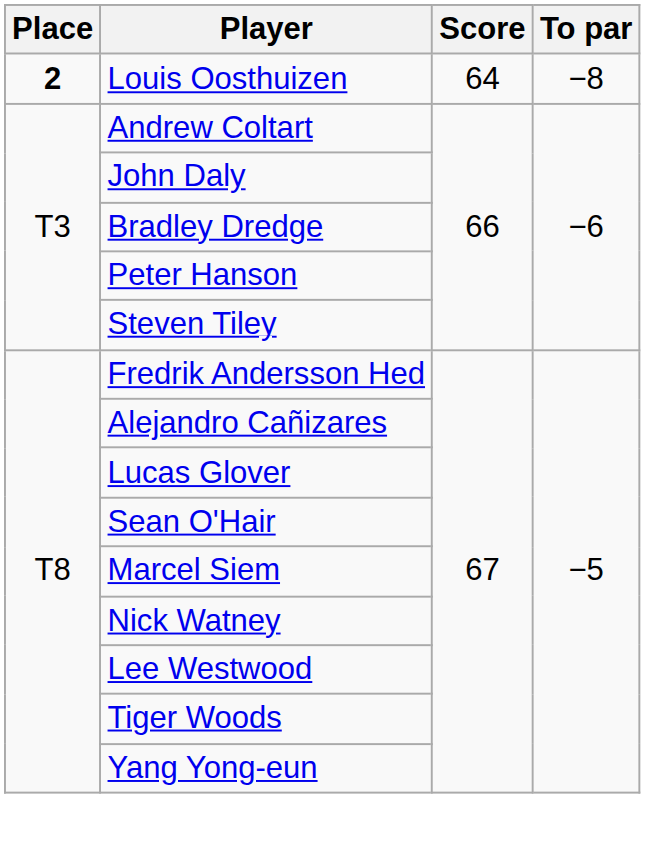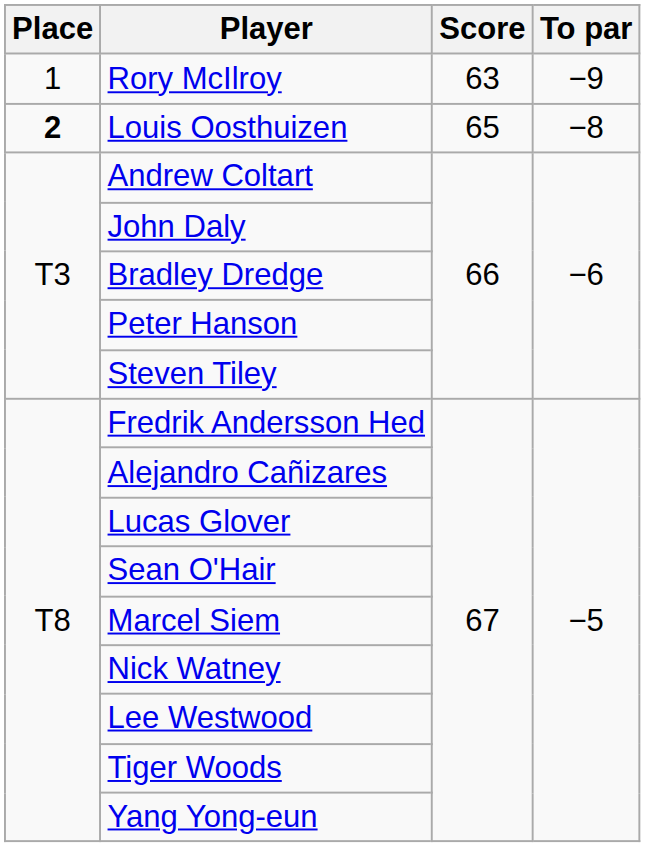+ row: (195, 78)
(482, 78) 64 -> (482, 127) 65
